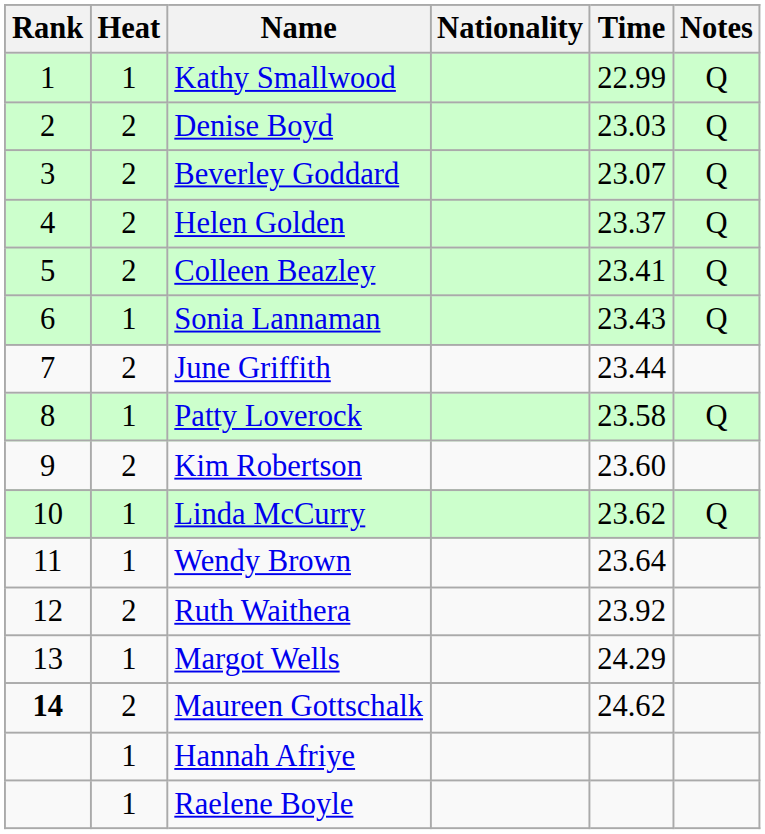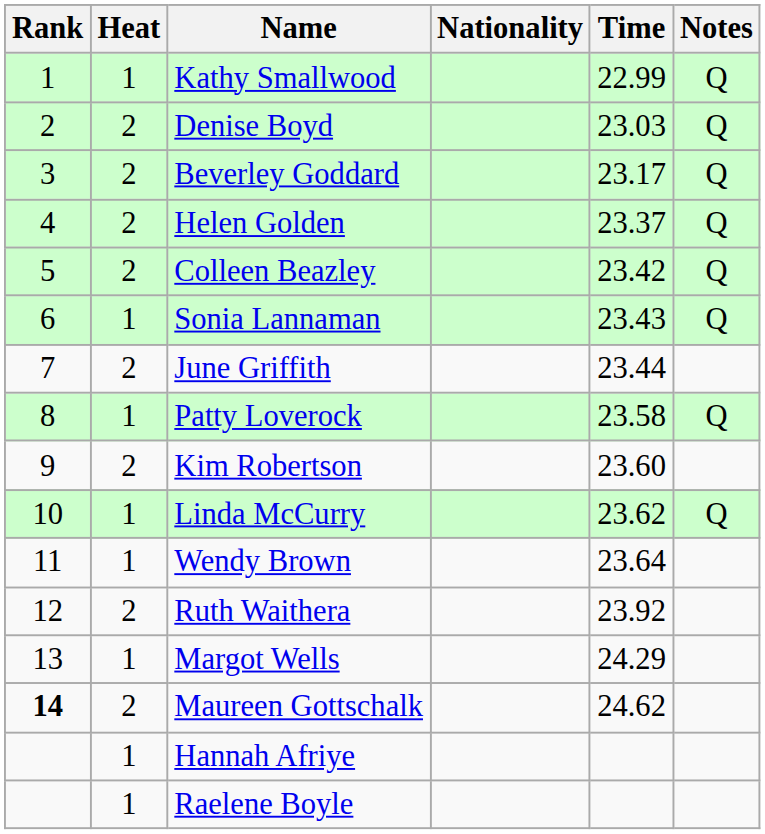(632, 174) 23.07 -> (632, 174) 23.17
(632, 271) 23.41 -> (632, 271) 23.42
